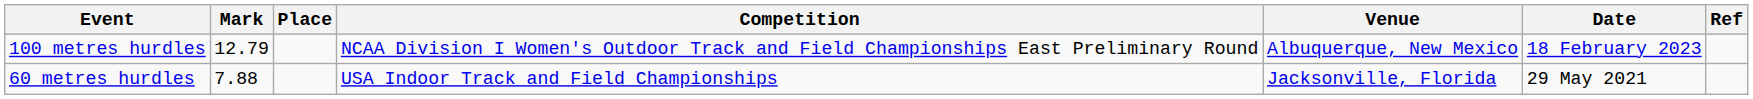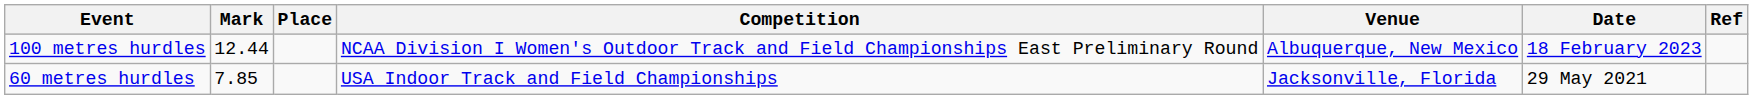(242, 49) 12.79 -> (242, 49) 12.44
(236, 79) 7.88 -> (236, 79) 7.85
